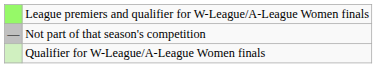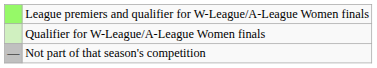rows swapped: (145, 53) <-> (115, 33)
